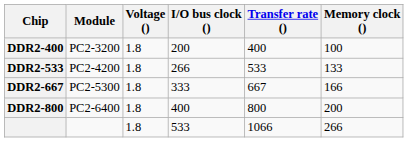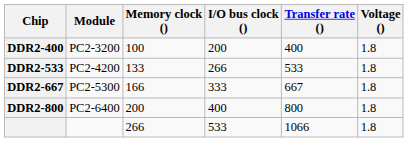columns swapped: (362, 21) <-> (145, 21)
